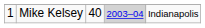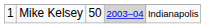(95, 13) 40 -> (95, 13) 50
